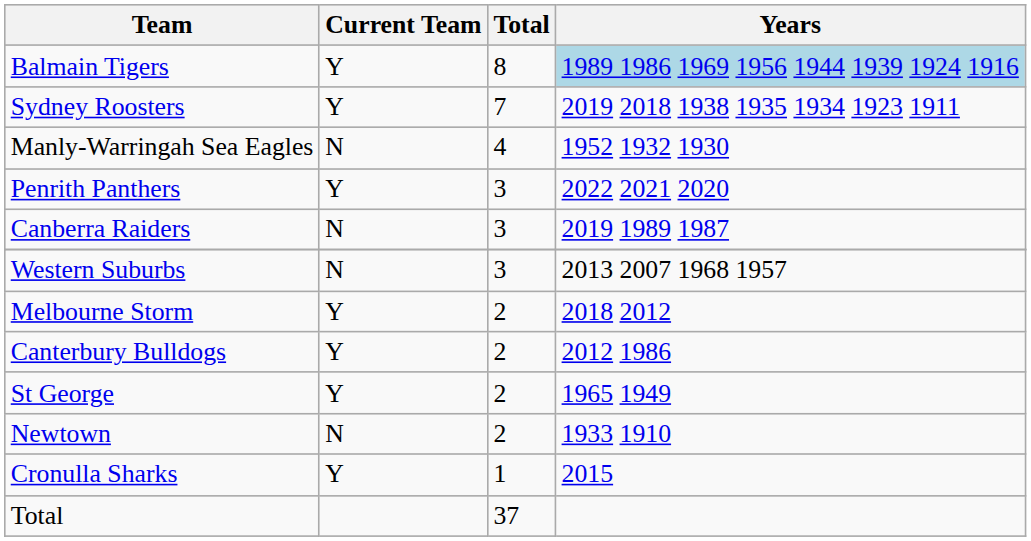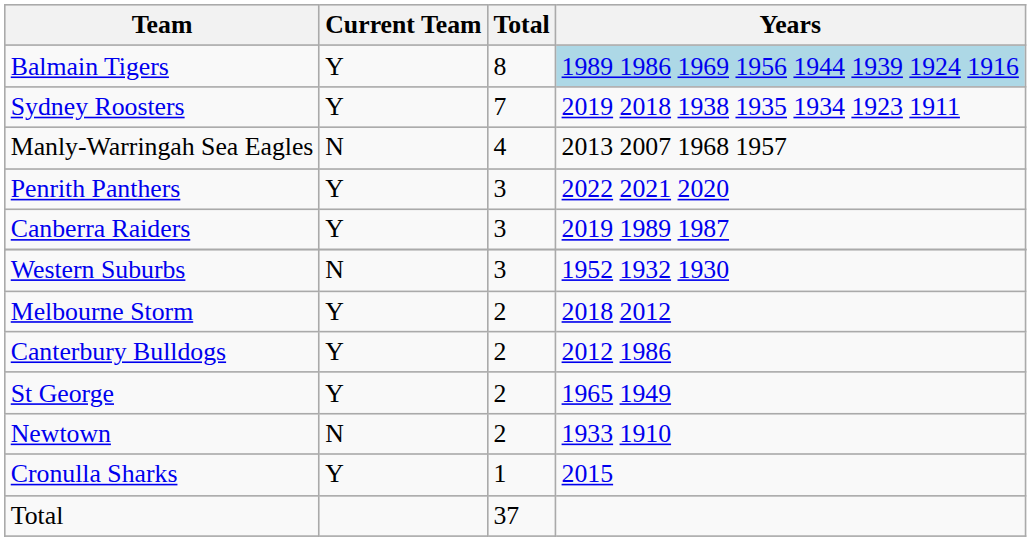(645, 147) 1952 1932 1930 -> (674, 147) 2013 2007 1968 1957
(335, 229) N -> (335, 229) Y
(674, 270) 2013 2007 1968 1957 -> (645, 270) 1952 1932 1930
